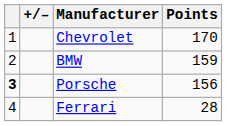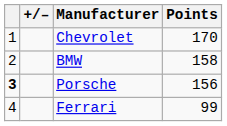(205, 63) 159 -> (205, 63) 158
(209, 109) 28 -> (209, 109) 99
